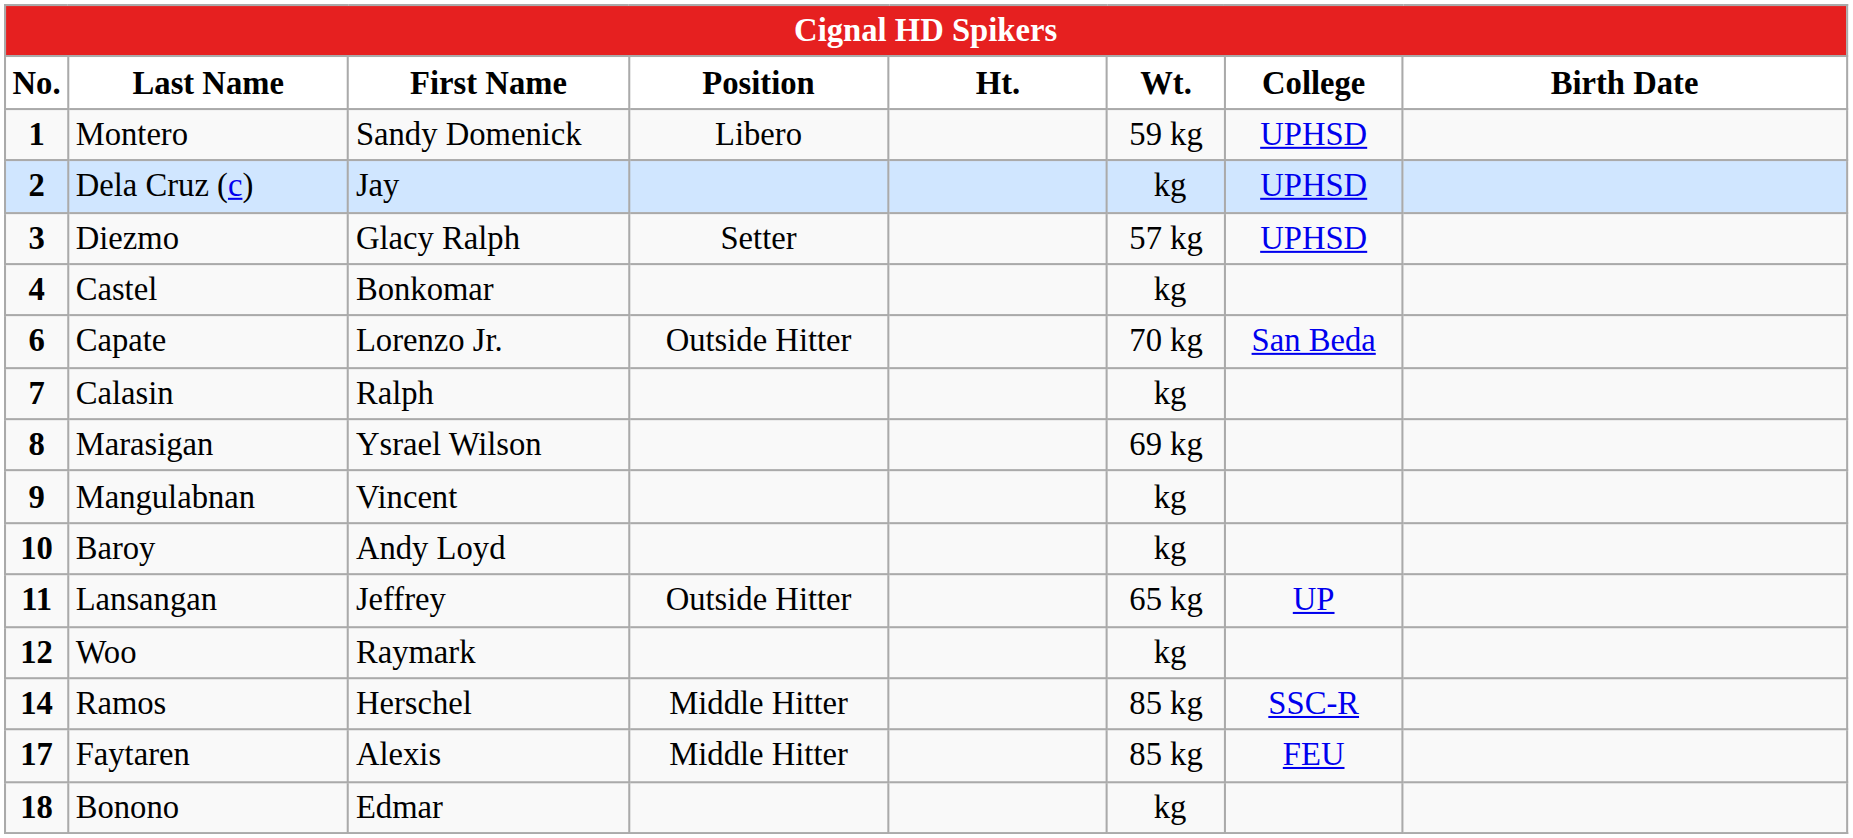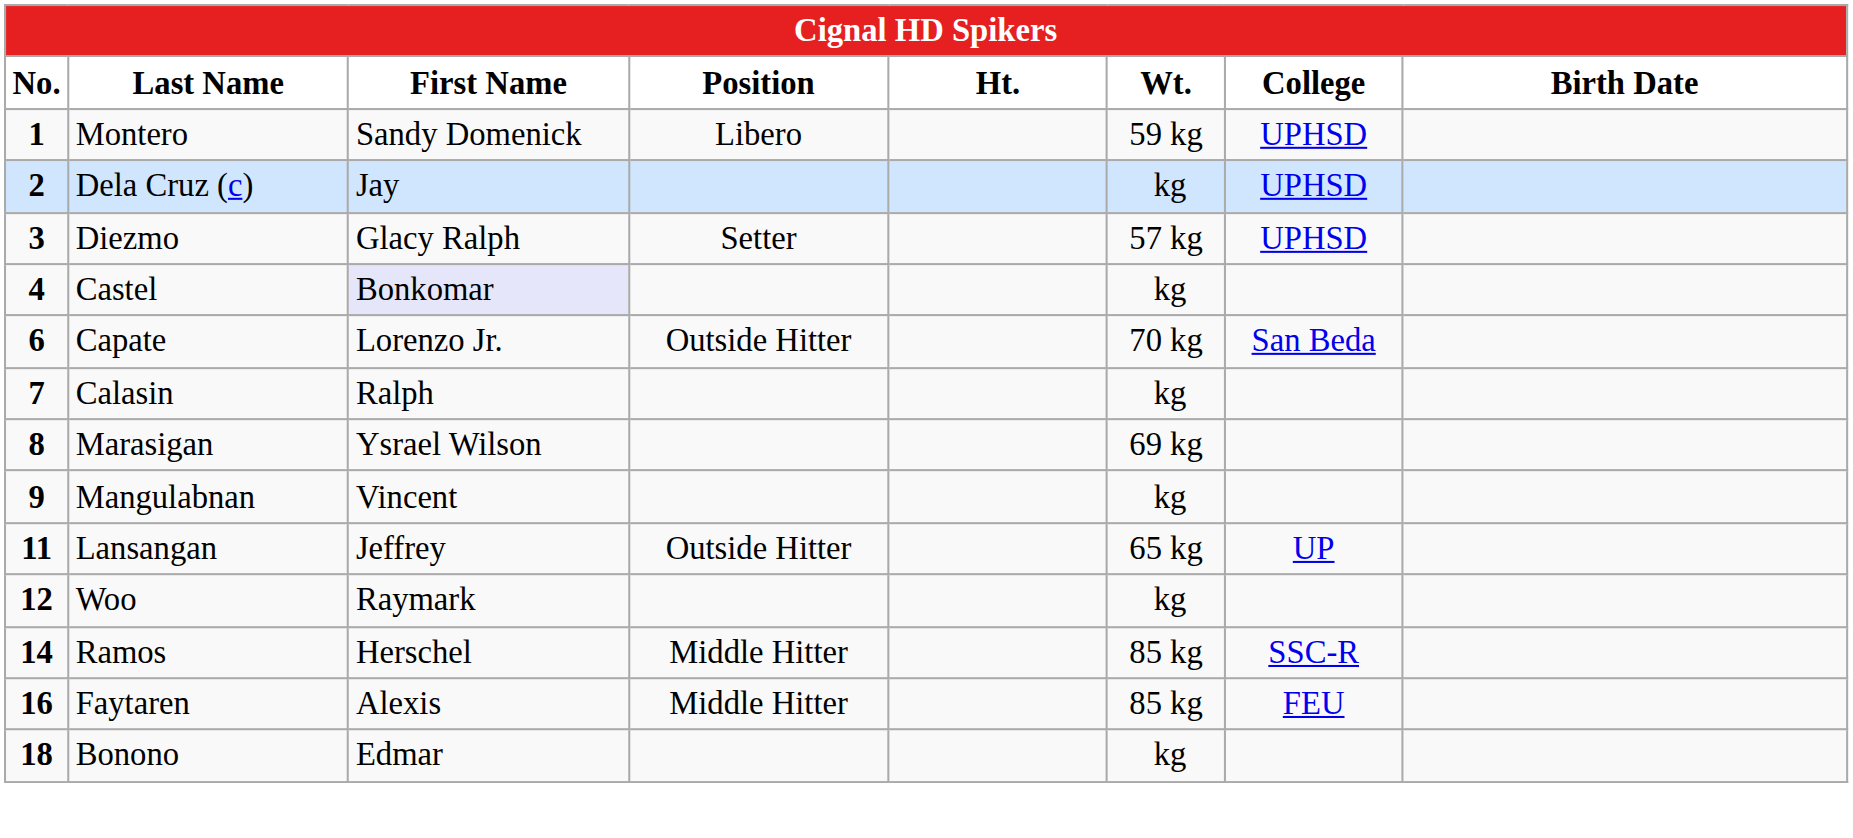(425, 289) no background -> (425, 289) lavender background
- row: (116, 548)
(37, 755) 17 -> (37, 703) 16
